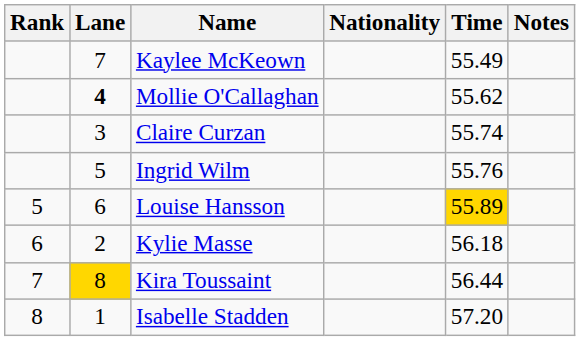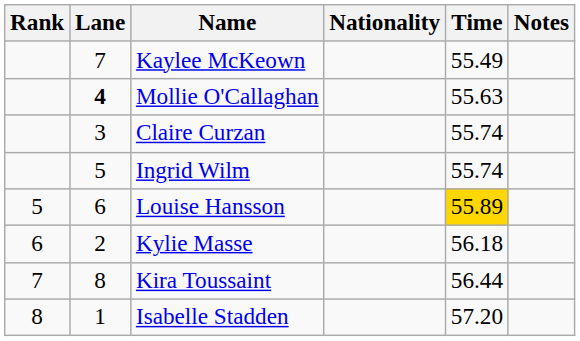(477, 96) 55.62 -> (477, 96) 55.63
(477, 170) 55.76 -> (477, 170) 55.74
(100, 280) gold background -> (100, 280) no background
